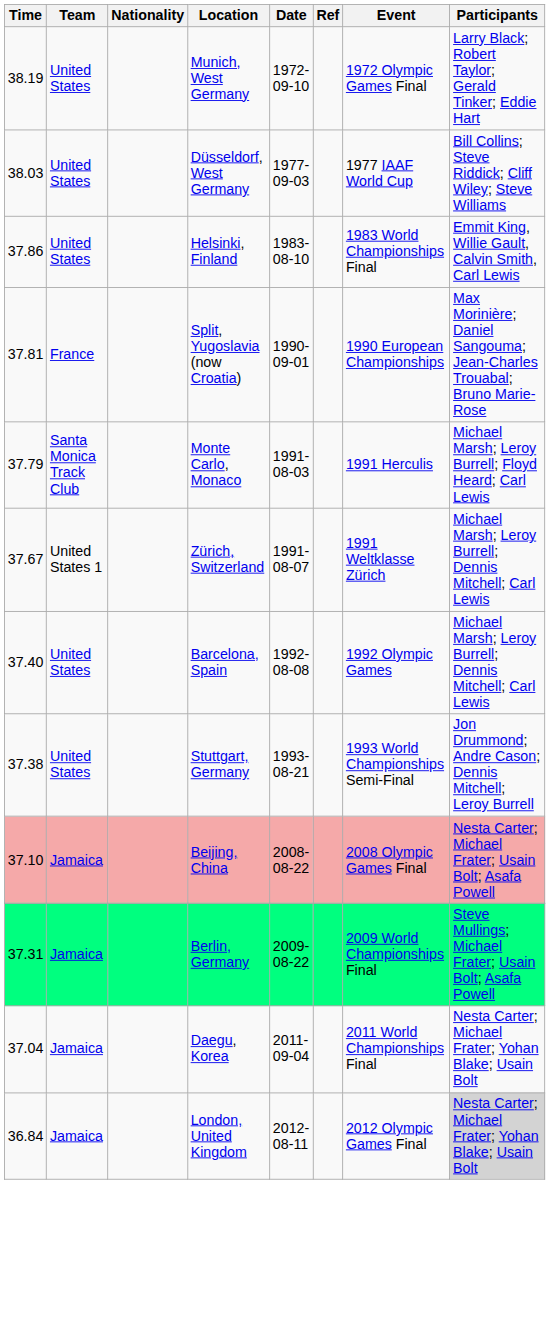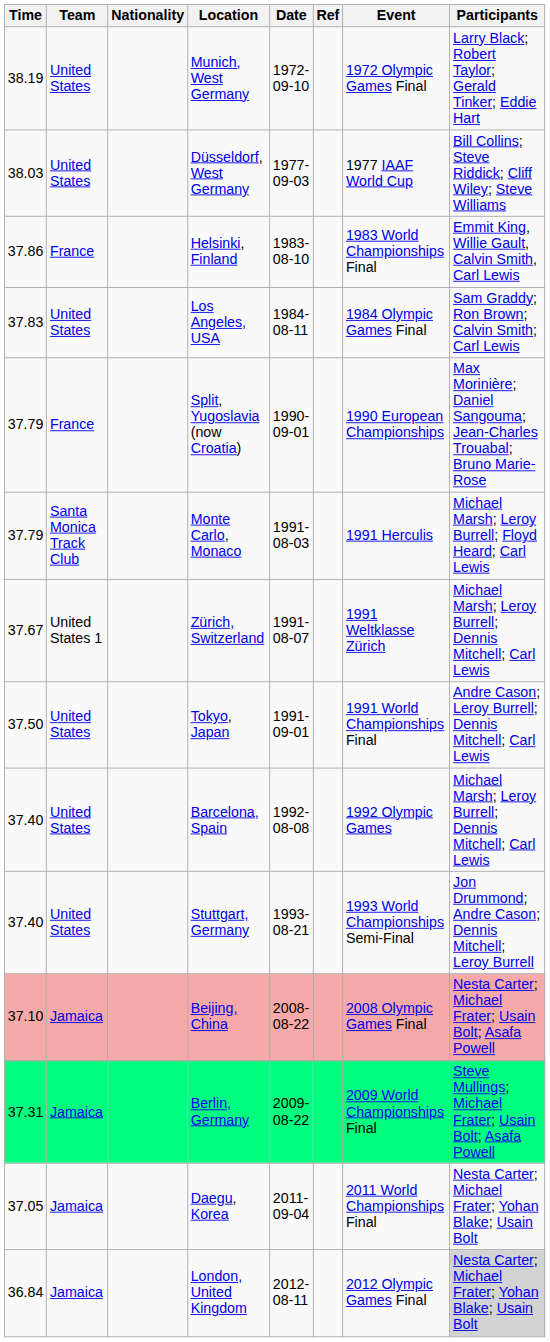(71, 251) United States -> (72, 251) France
+ row: (218, 322)
(26, 354) 37.81 -> (26, 425) 37.79
+ row: (211, 725)
(26, 765) 37.38 -> (26, 922) 37.40
(26, 1049) 37.04 -> (26, 1206) 37.05
